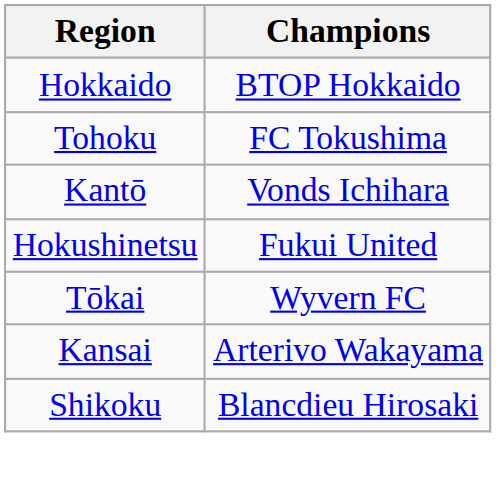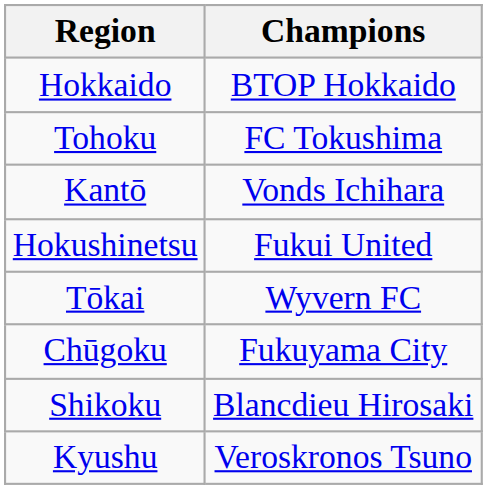- row: (105, 350)
+ row: (105, 350)
+ row: (105, 457)
